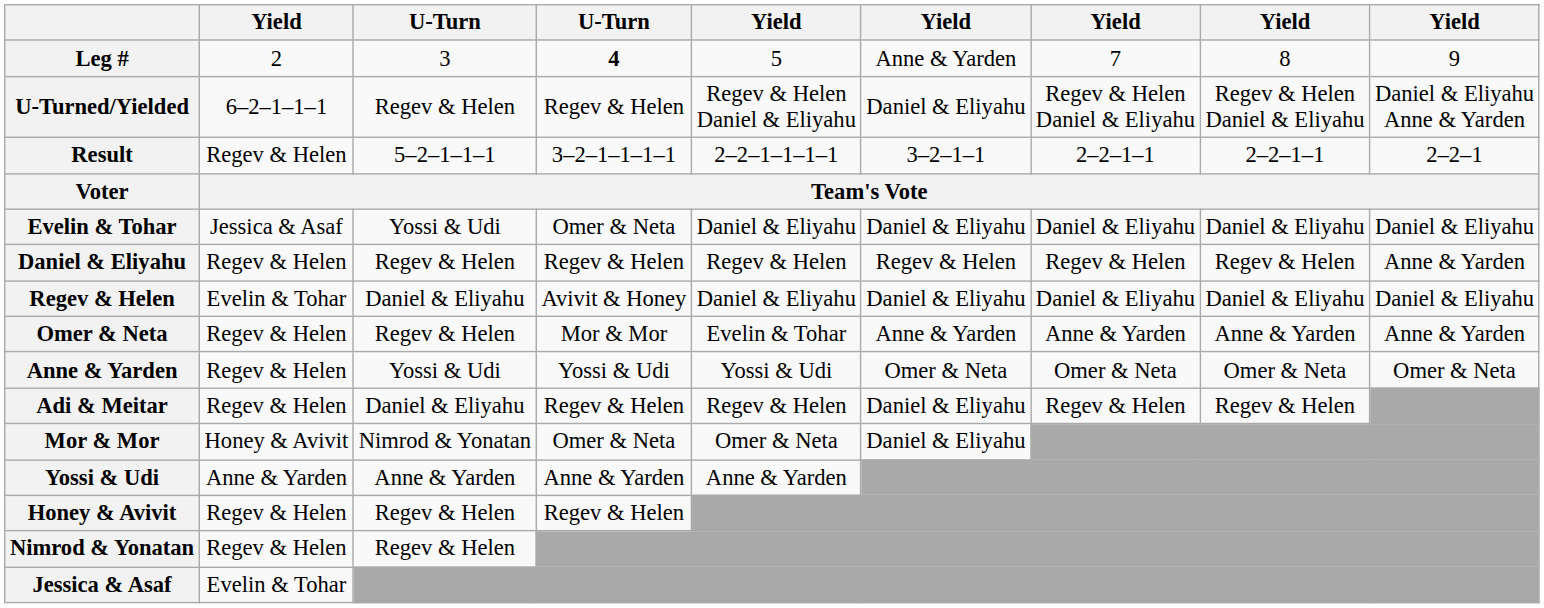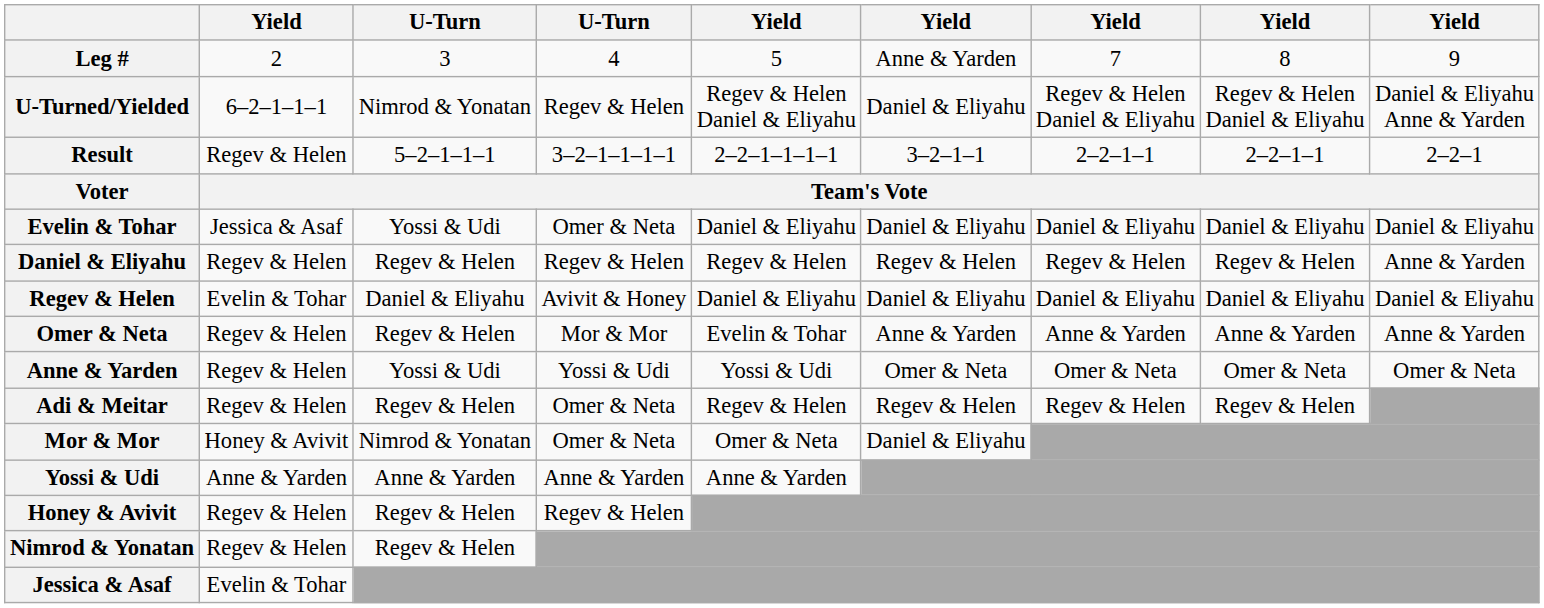(614, 58) bold -> (614, 58) normal
(445, 106) Regev & Helen -> (445, 106) Nimrod & Yonatan
(445, 405) Daniel & Eliyahu -> (445, 405) Regev & Helen
(614, 405) Regev & Helen -> (614, 405) Omer & Neta
(946, 405) Daniel & Eliyahu -> (946, 405) Regev & Helen
